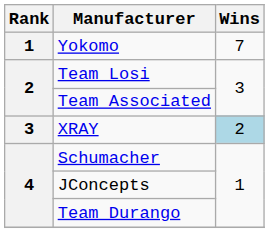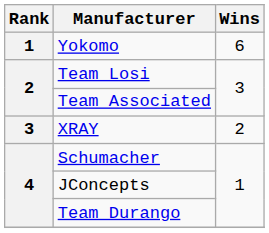(240, 46) 7 -> (240, 46) 6
(240, 130) lightblue background -> (240, 130) no background
